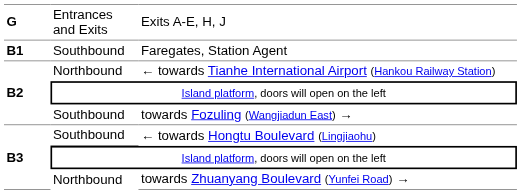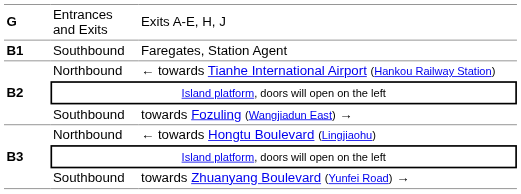(89, 135) Southbound -> (88, 135) Northbound
(88, 179) Northbound -> (89, 178) Southbound
